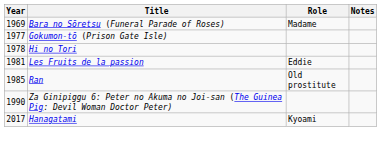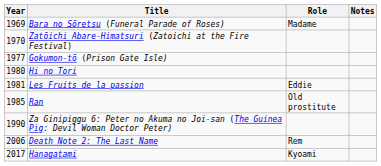+ row: (139, 41)
(16, 50) 1978 -> (16, 72) 1980
+ row: (94, 142)
